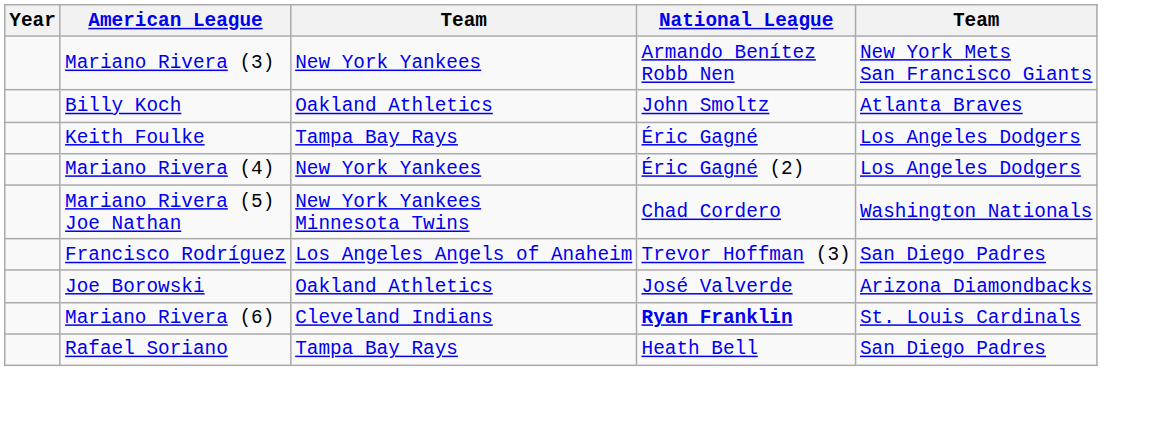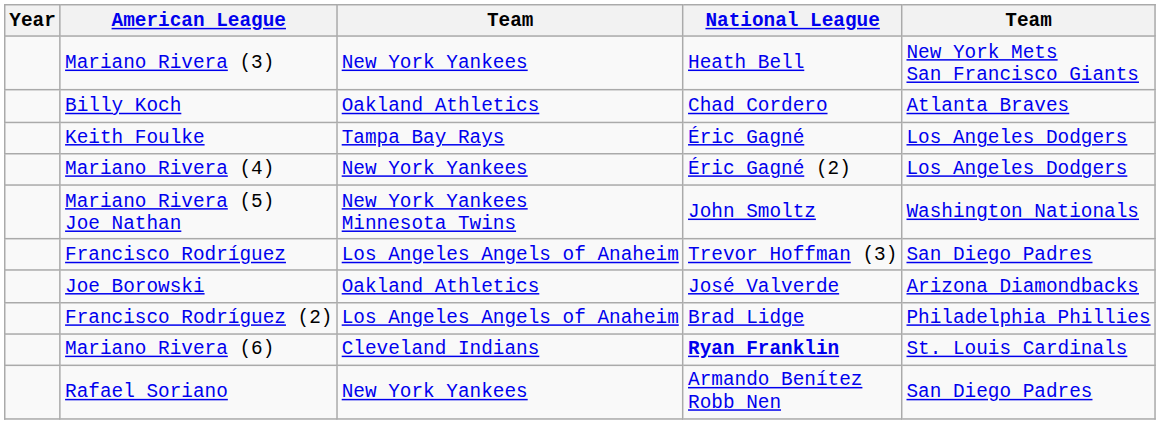(729, 63) Armando Benítez Robb Nen -> (746, 63) Heath Bell
(705, 106) John Smoltz -> (758, 106) Chad Cordero
(711, 212) Chad Cordero -> (752, 212) John Smoltz
+ row: (199, 318)
(377, 349) Tampa Bay Rays -> (435, 392) New York Yankees
(700, 349) Heath Bell -> (775, 392) Armando Benítez Robb Nen
